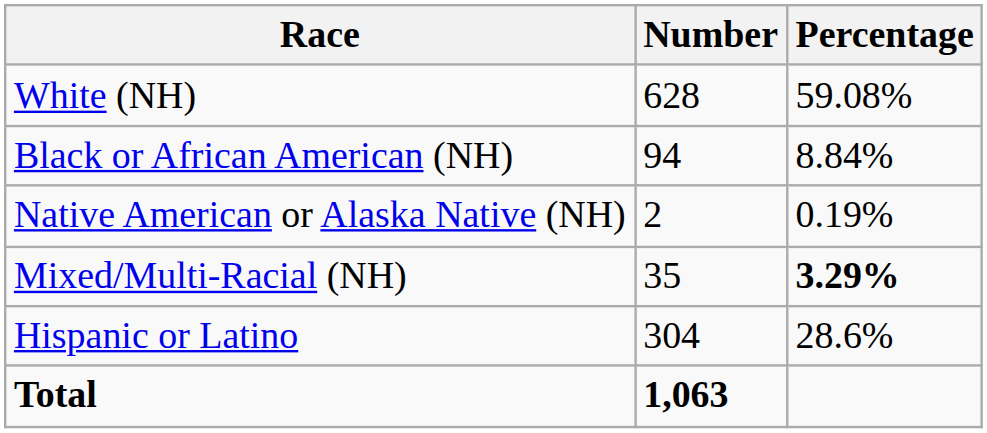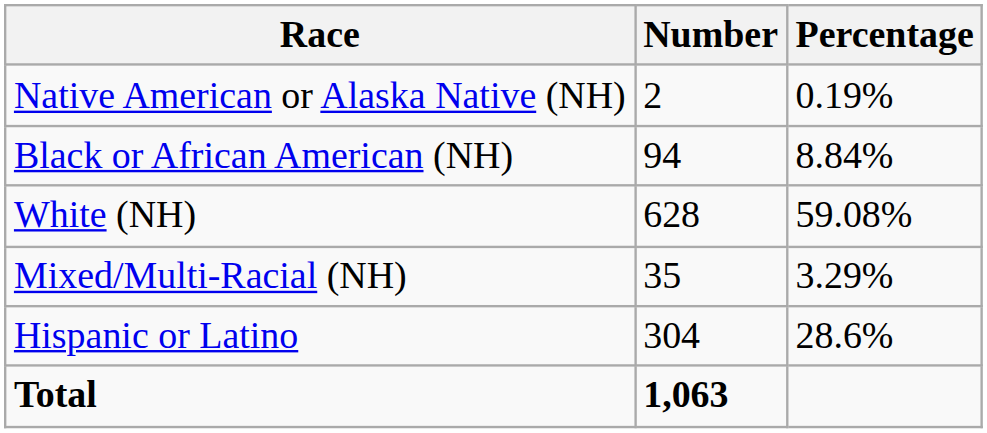rows swapped: (105, 94) <-> (320, 214)
(848, 275) bold -> (844, 275) normal
